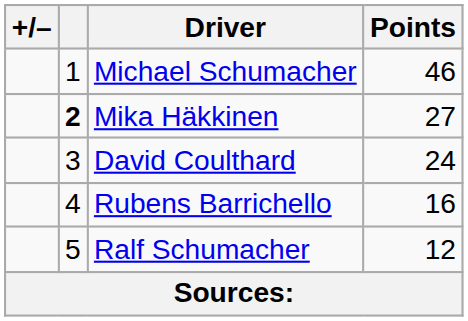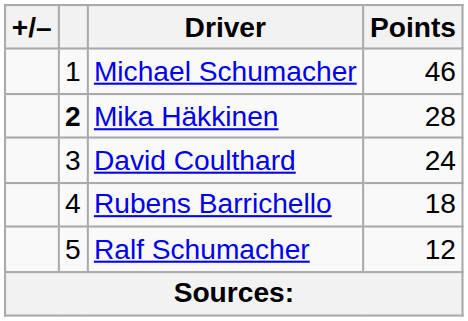(440, 116) 27 -> (440, 116) 28
(440, 204) 16 -> (440, 204) 18
